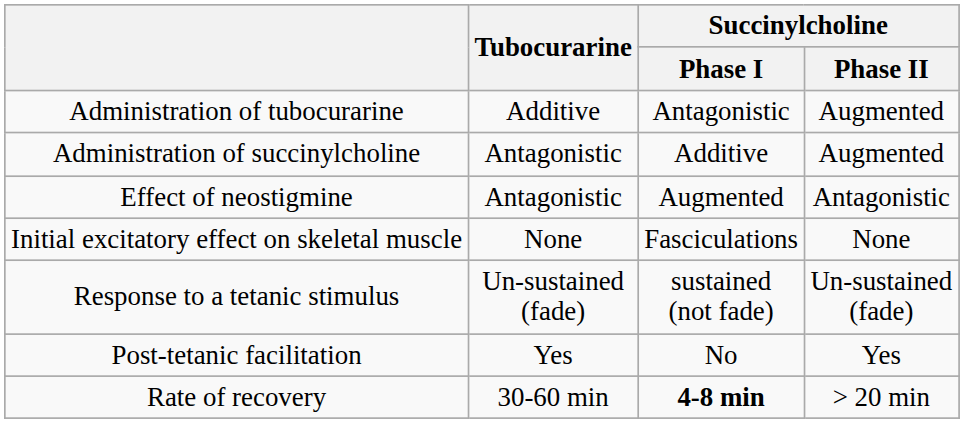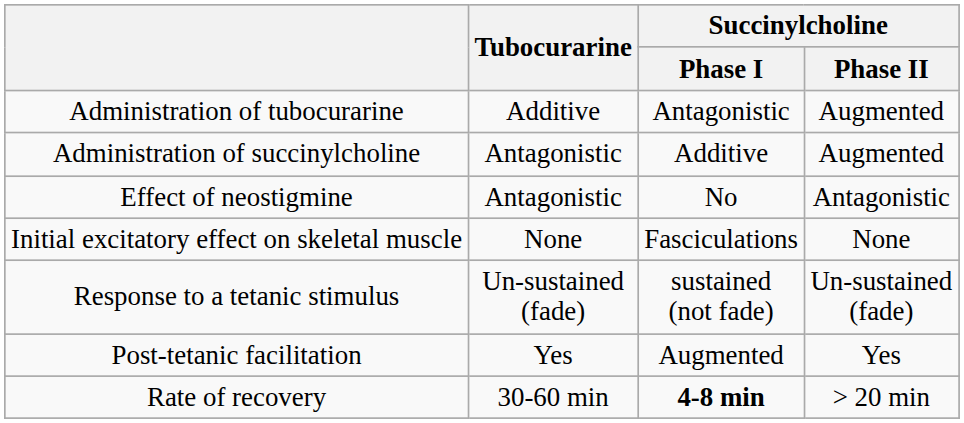(721, 196) Augmented -> (721, 196) No
(721, 354) No -> (721, 354) Augmented
